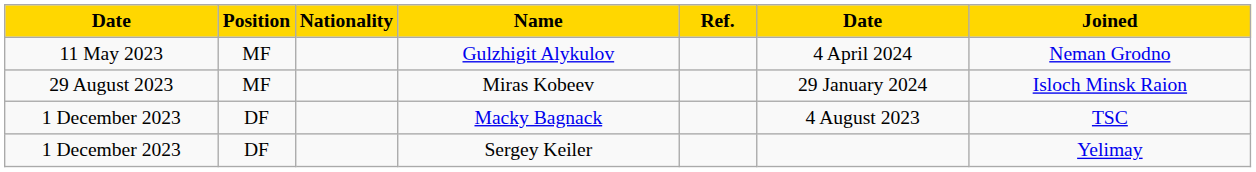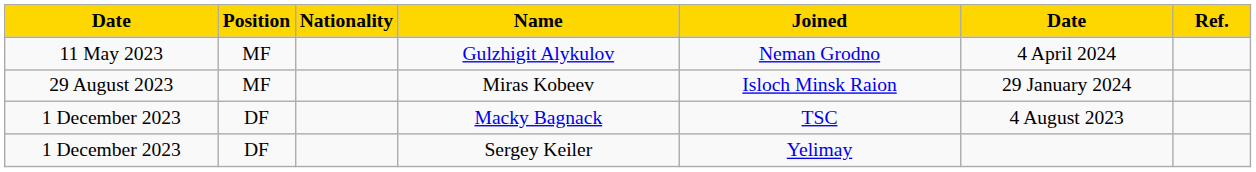columns swapped: (1110, 21) <-> (718, 21)
